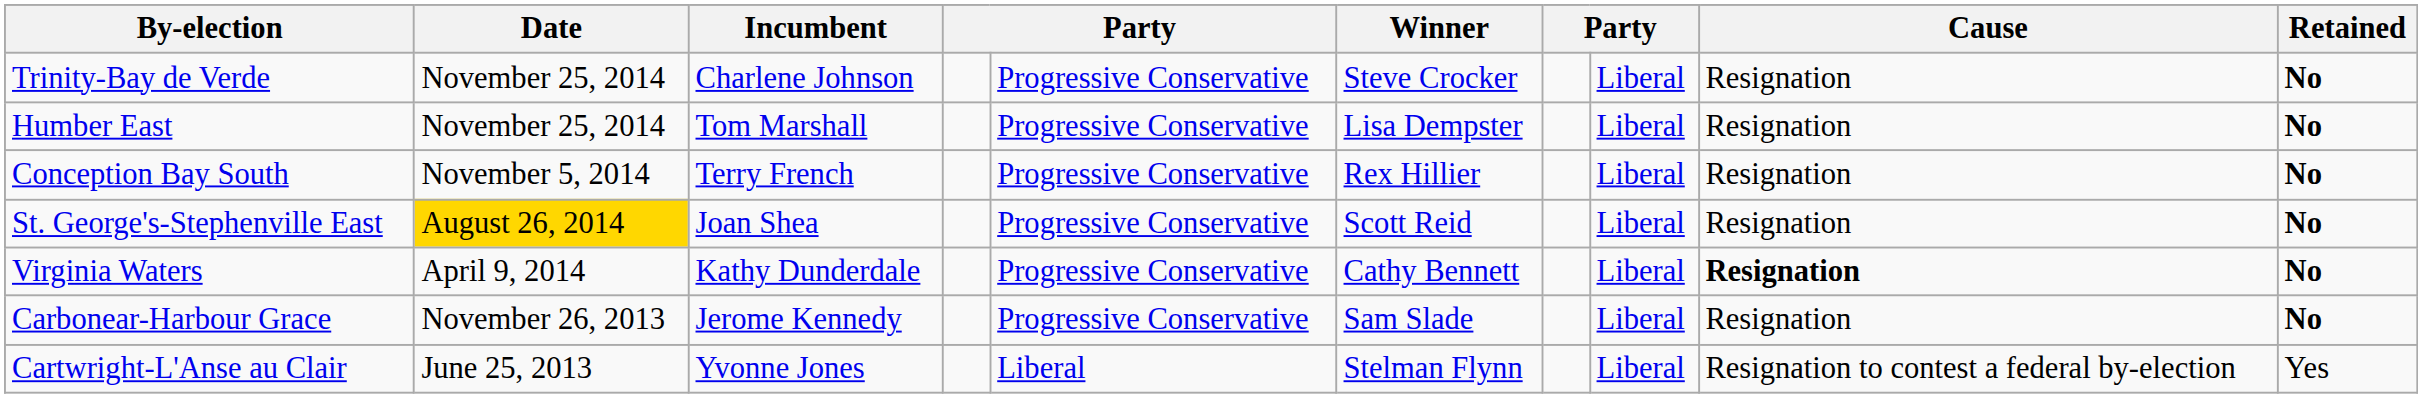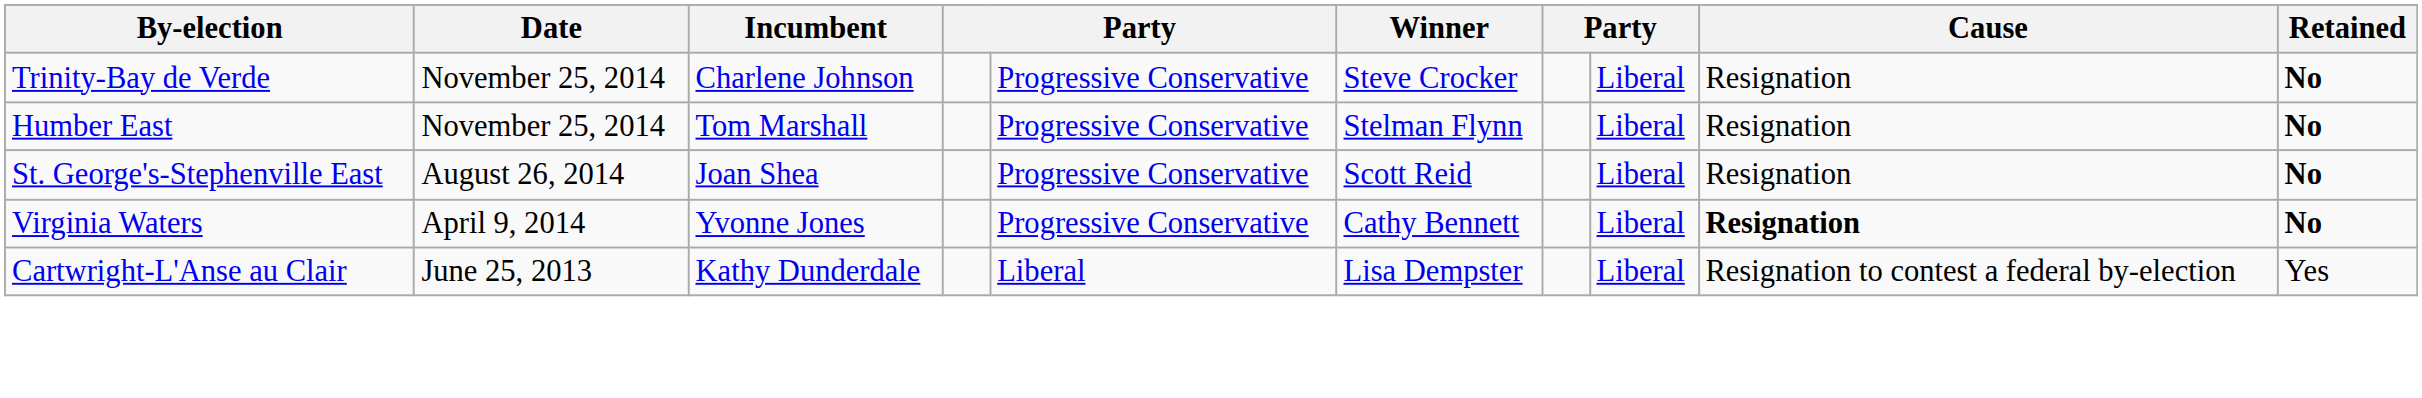(1433, 125) Lisa Dempster -> (1433, 125) Stelman Flynn
- row: (150, 174)
(523, 222) gold background -> (523, 174) no background
(808, 271) Kathy Dunderdale -> (780, 222) Yvonne Jones
- row: (172, 319)
(780, 367) Yvonne Jones -> (808, 271) Kathy Dunderdale
(1433, 367) Stelman Flynn -> (1433, 271) Lisa Dempster
